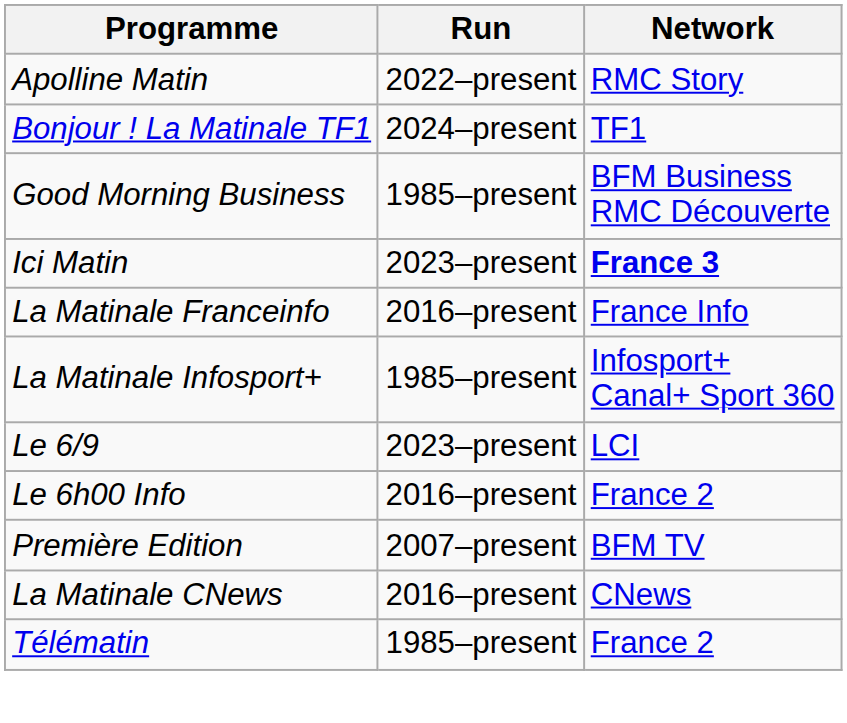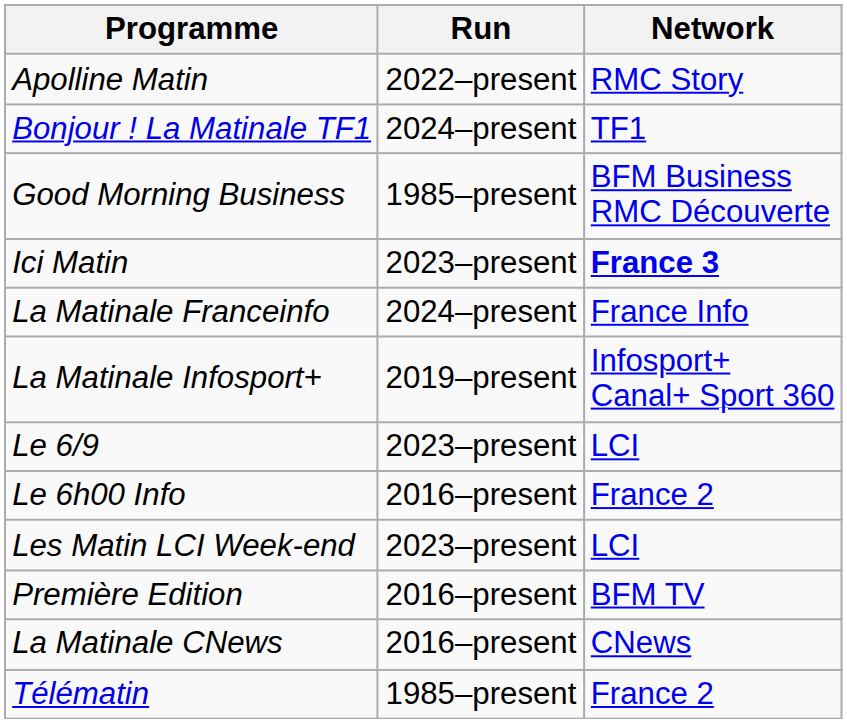(481, 311) 2016–present -> (481, 311) 2024–present
(481, 378) 1985–present -> (481, 378) 2019–present
+ row: (184, 544)
(481, 544) 2007–present -> (481, 594) 2016–present
